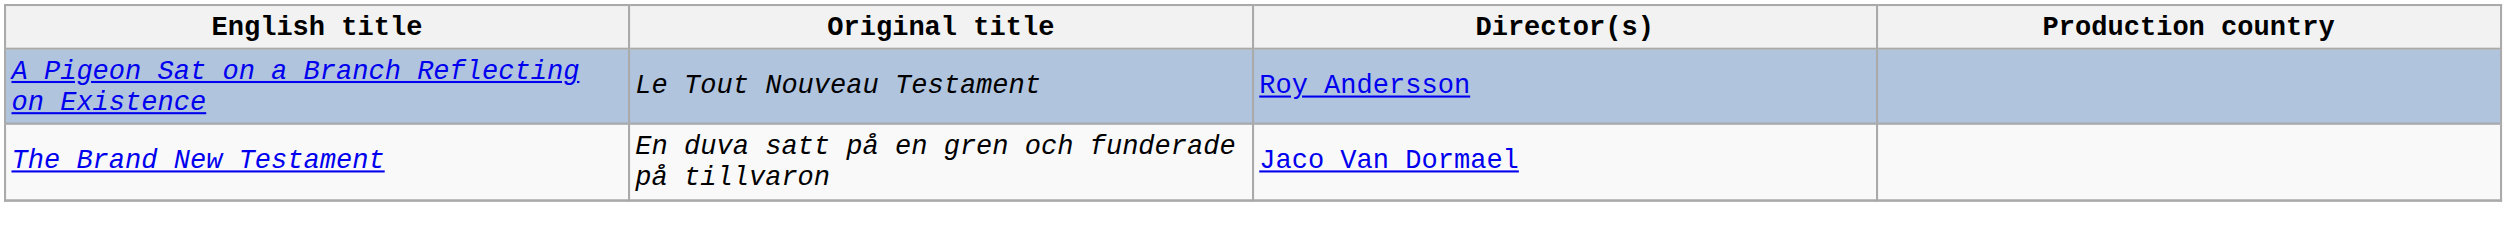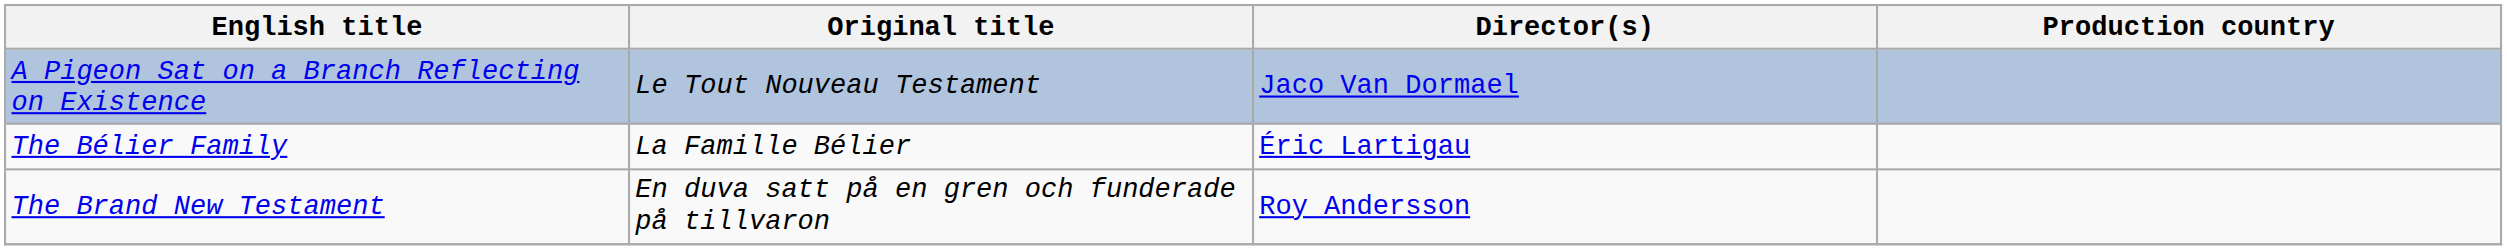(1365, 87) Roy Andersson -> (1389, 87) Jaco Van Dormael
+ row: (149, 146)
(1389, 162) Jaco Van Dormael -> (1365, 206) Roy Andersson
